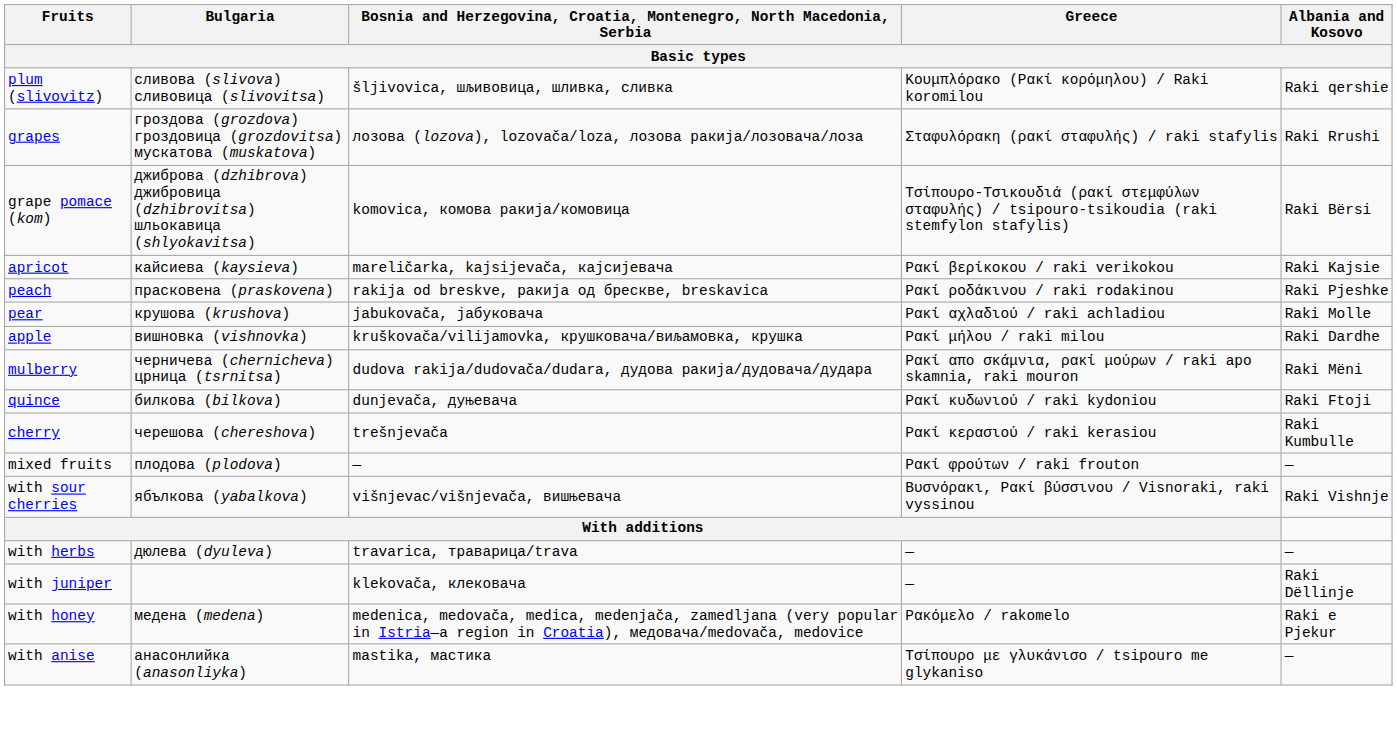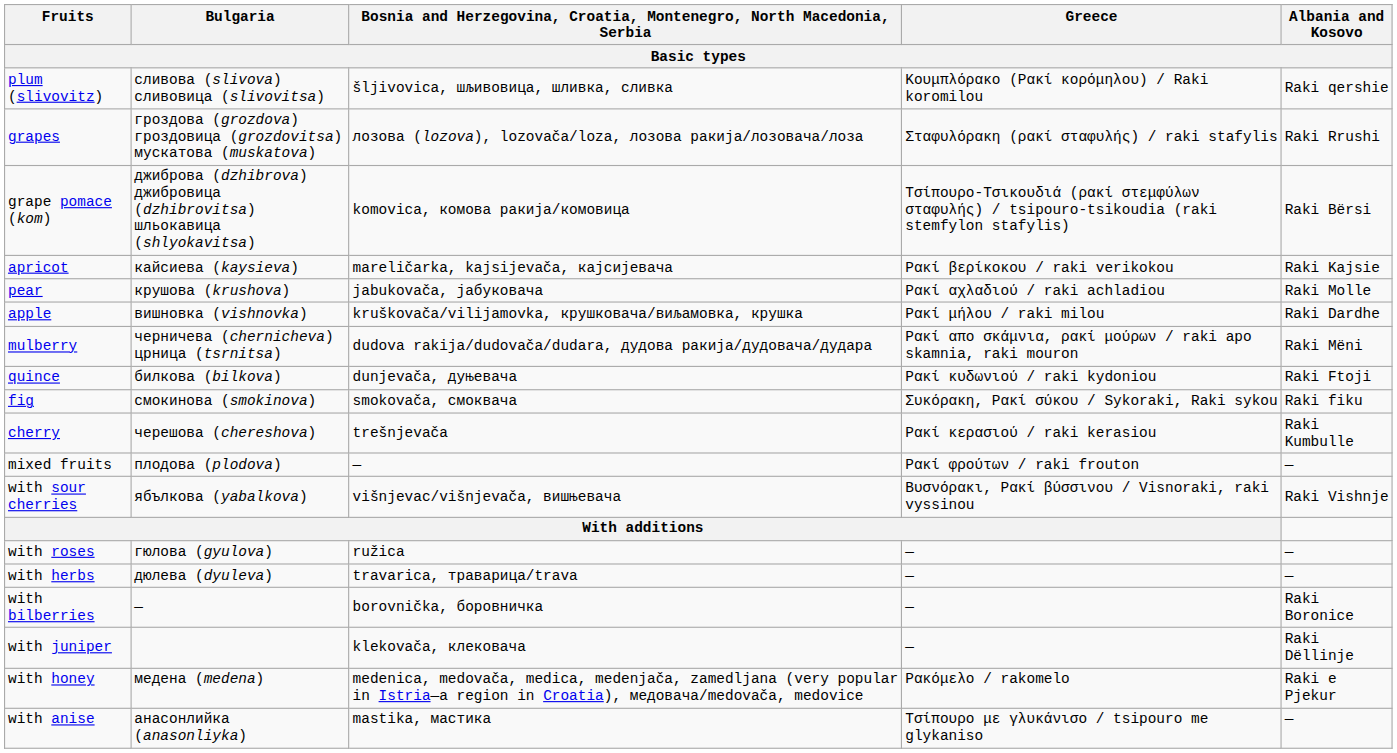- row: (30, 291)
+ row: (21, 401)
+ row: (51, 552)
+ row: (51, 608)
